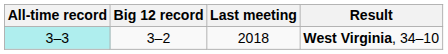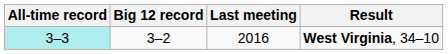(253, 37) 2018 -> (253, 37) 2016
